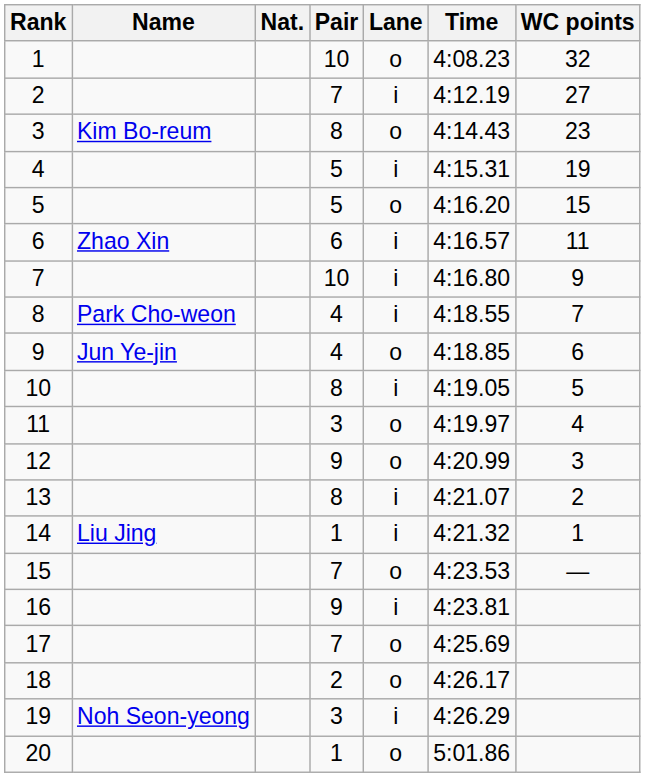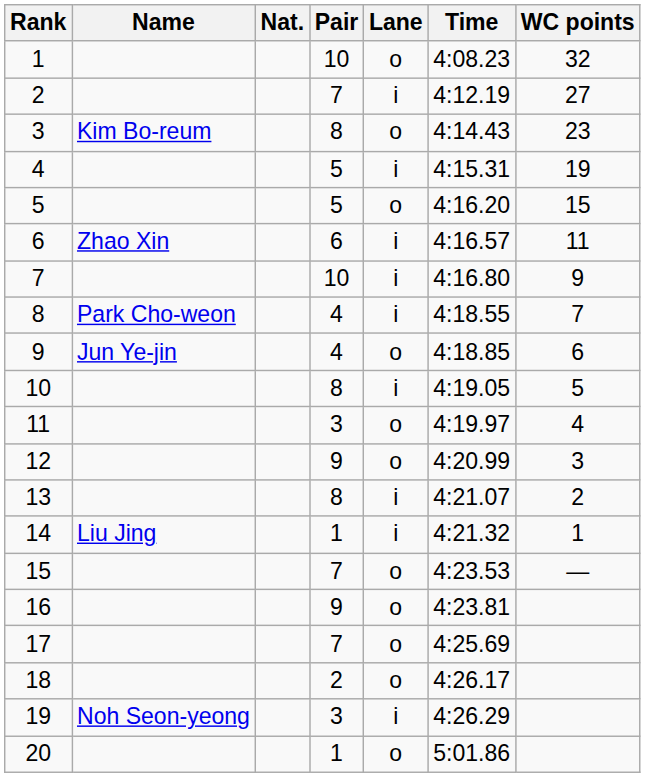(396, 607) i -> (396, 607) o
